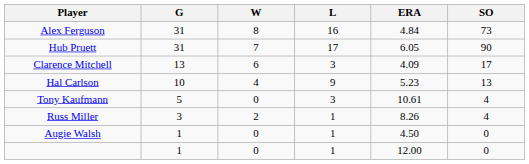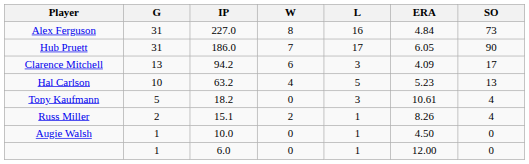+ column: (224, 13)
(333, 82) 9 -> (357, 82) 5
(179, 116) 3 -> (157, 116) 2
